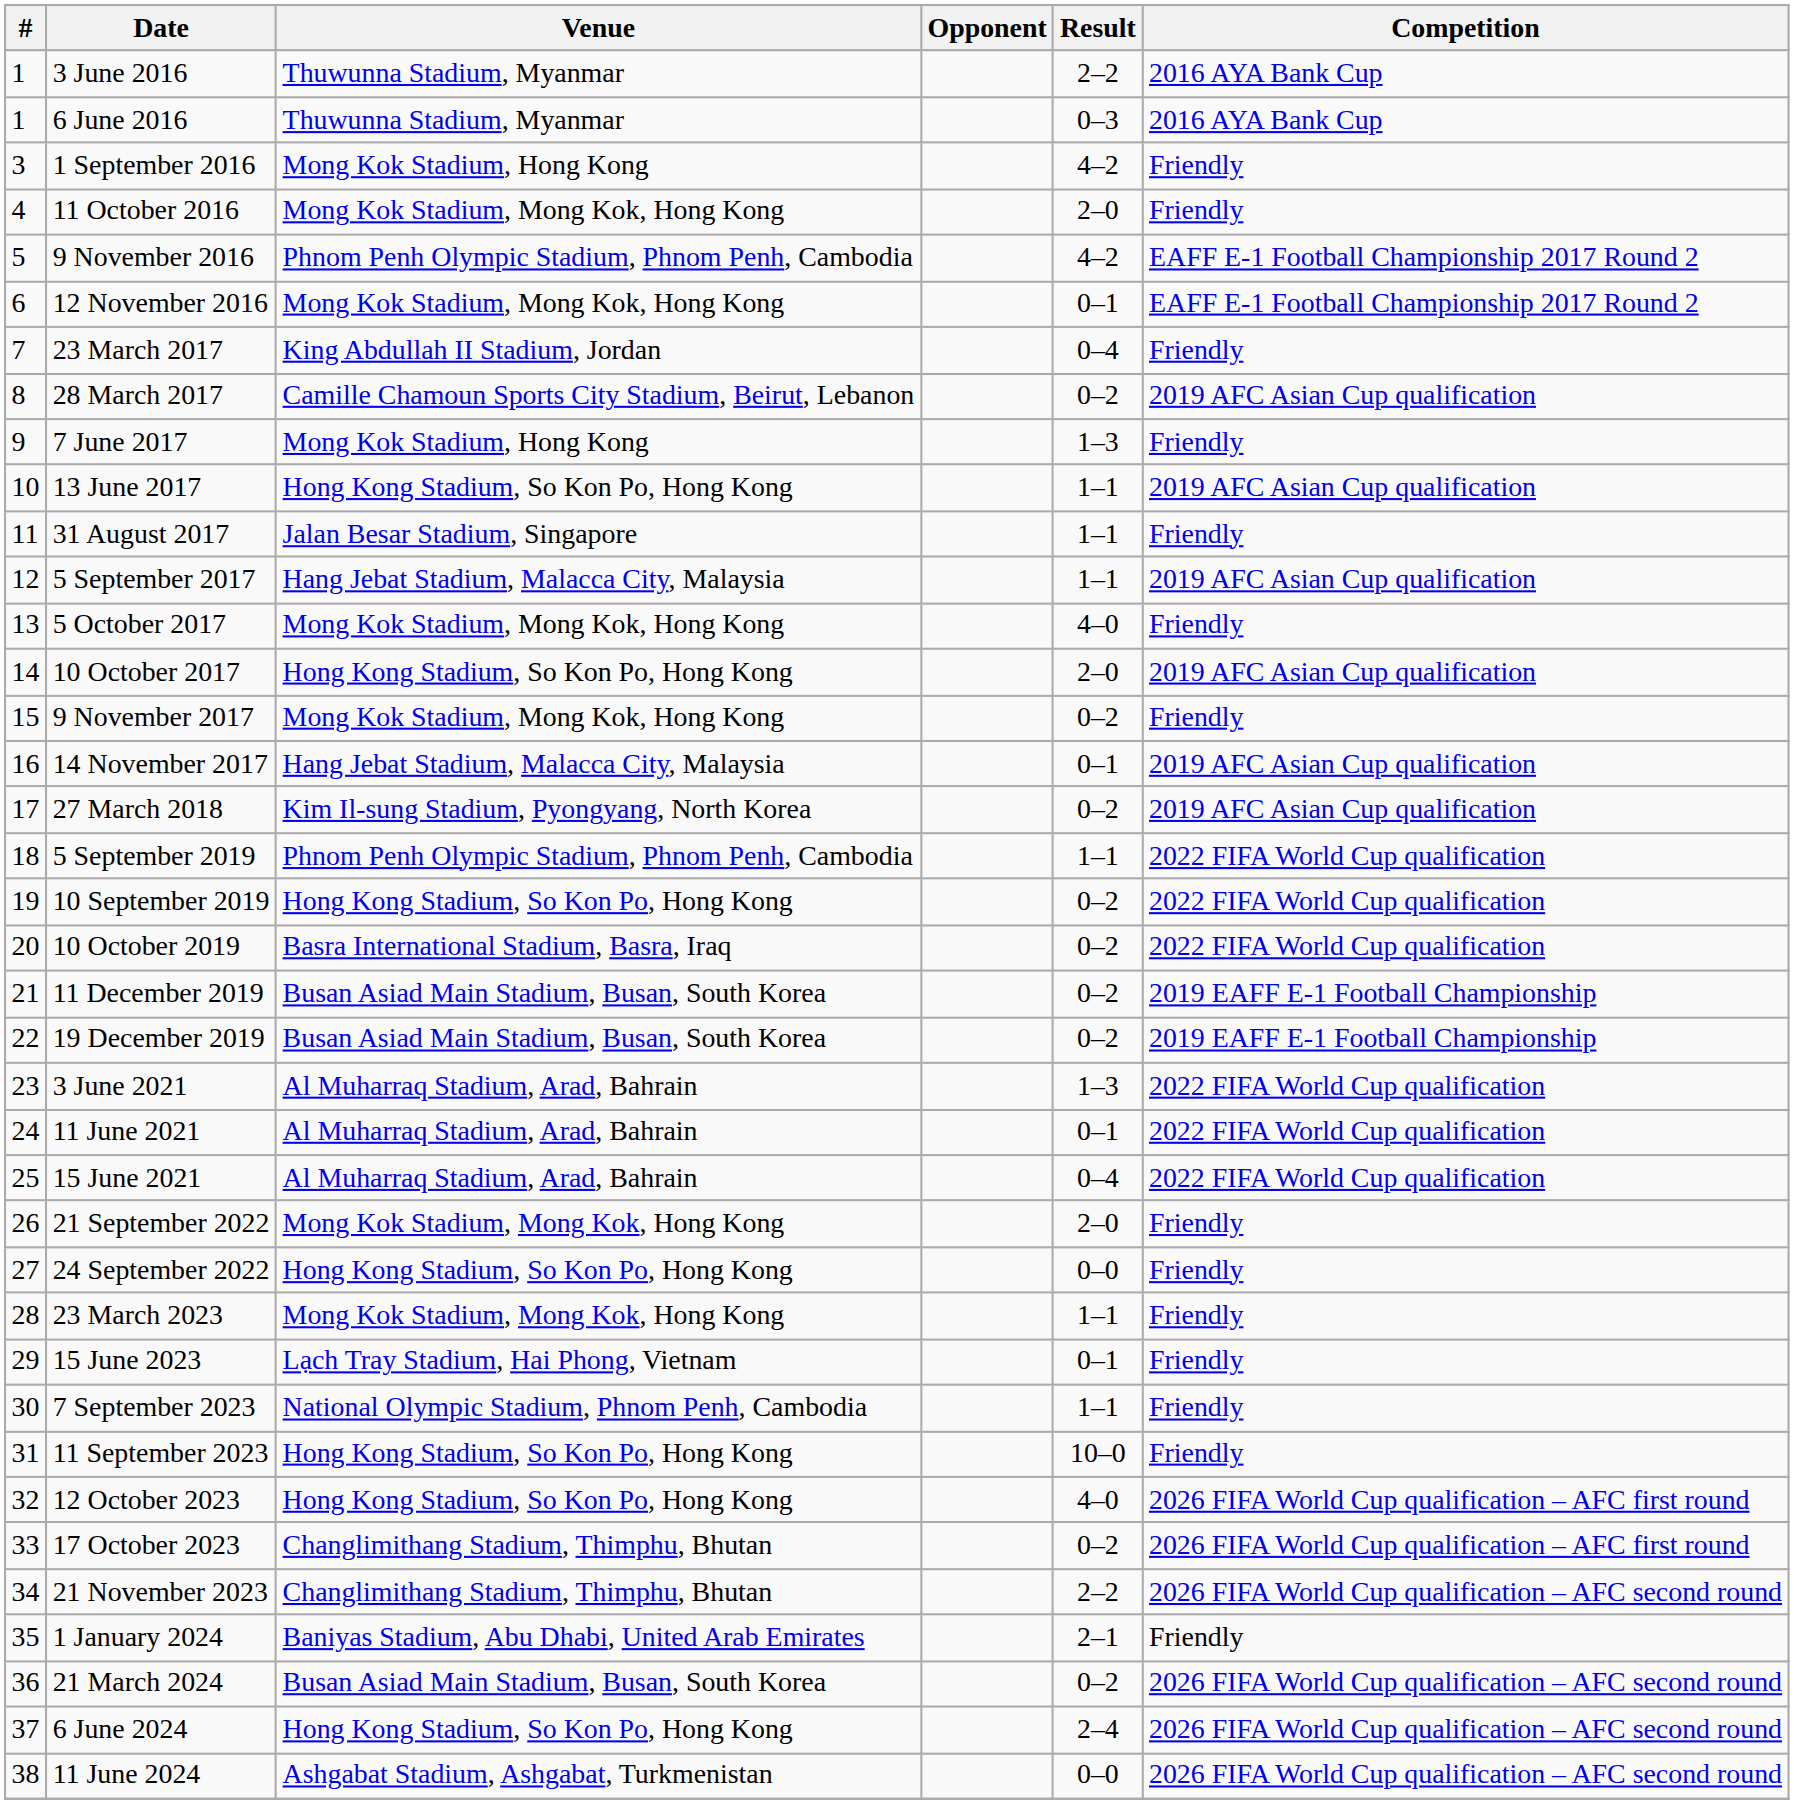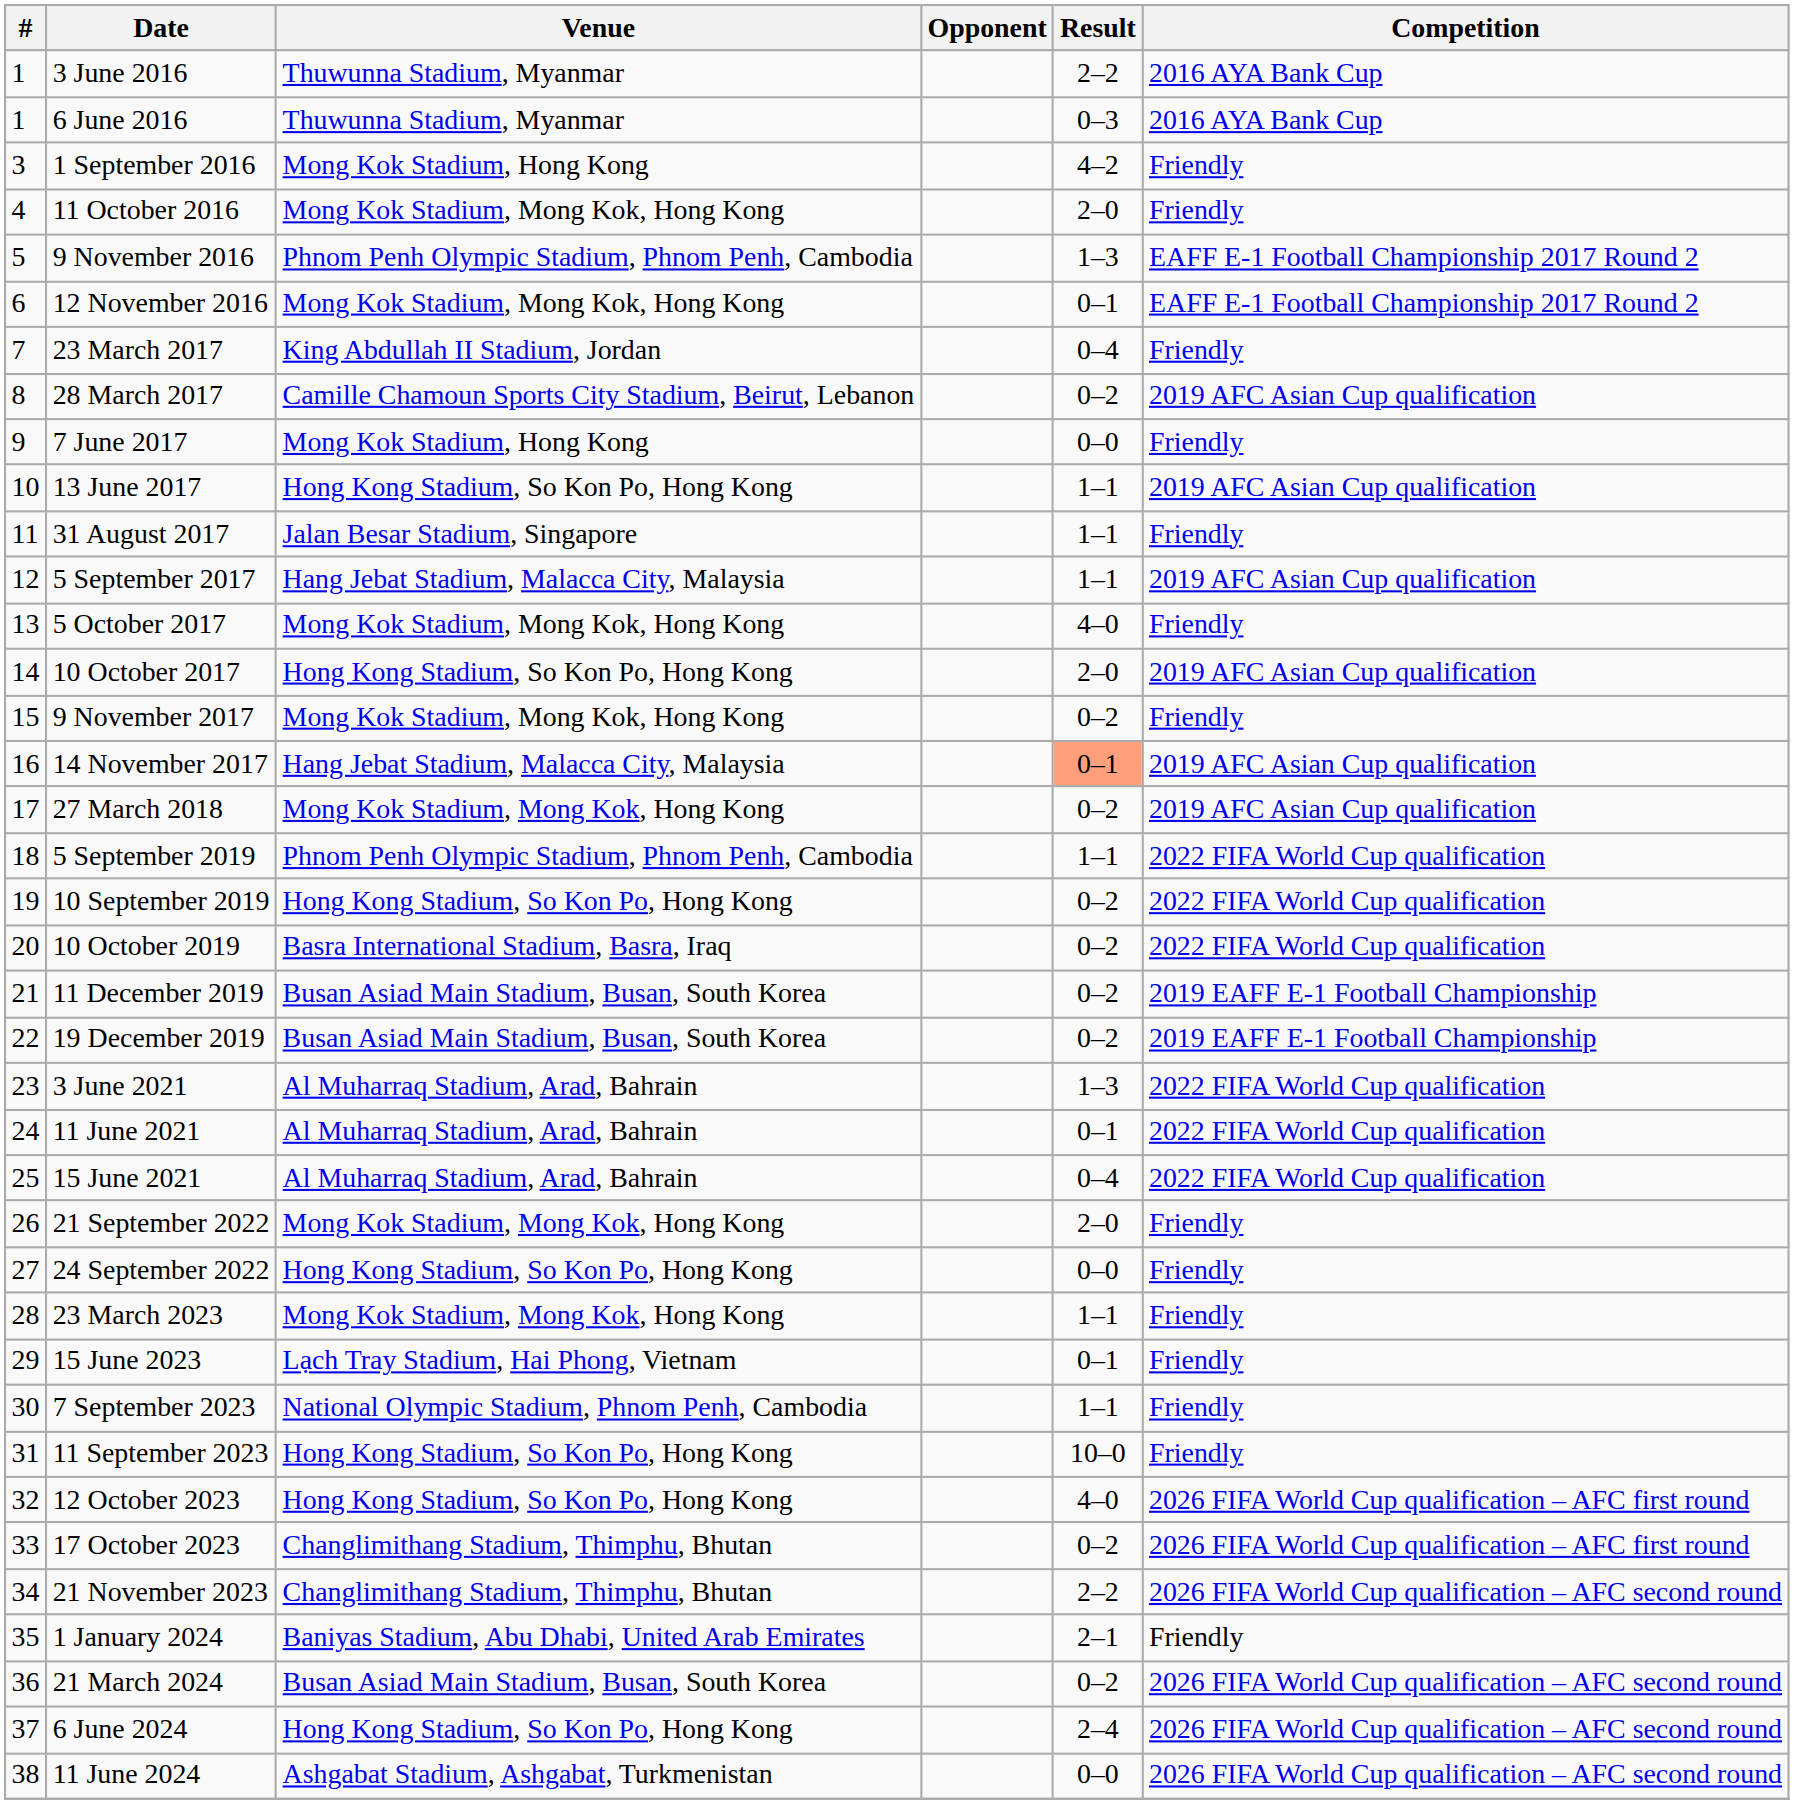(1098, 257) 4–2 -> (1098, 257) 1–3
(1098, 441) 1–3 -> (1098, 441) 0–0
(1098, 763) no background -> (1098, 763) lightsalmon background
(547, 809) Kim Il-sung Stadium, Pyongyang, North Korea -> (533, 809) Mong Kok Stadium, Mong Kok, Hong Kong
